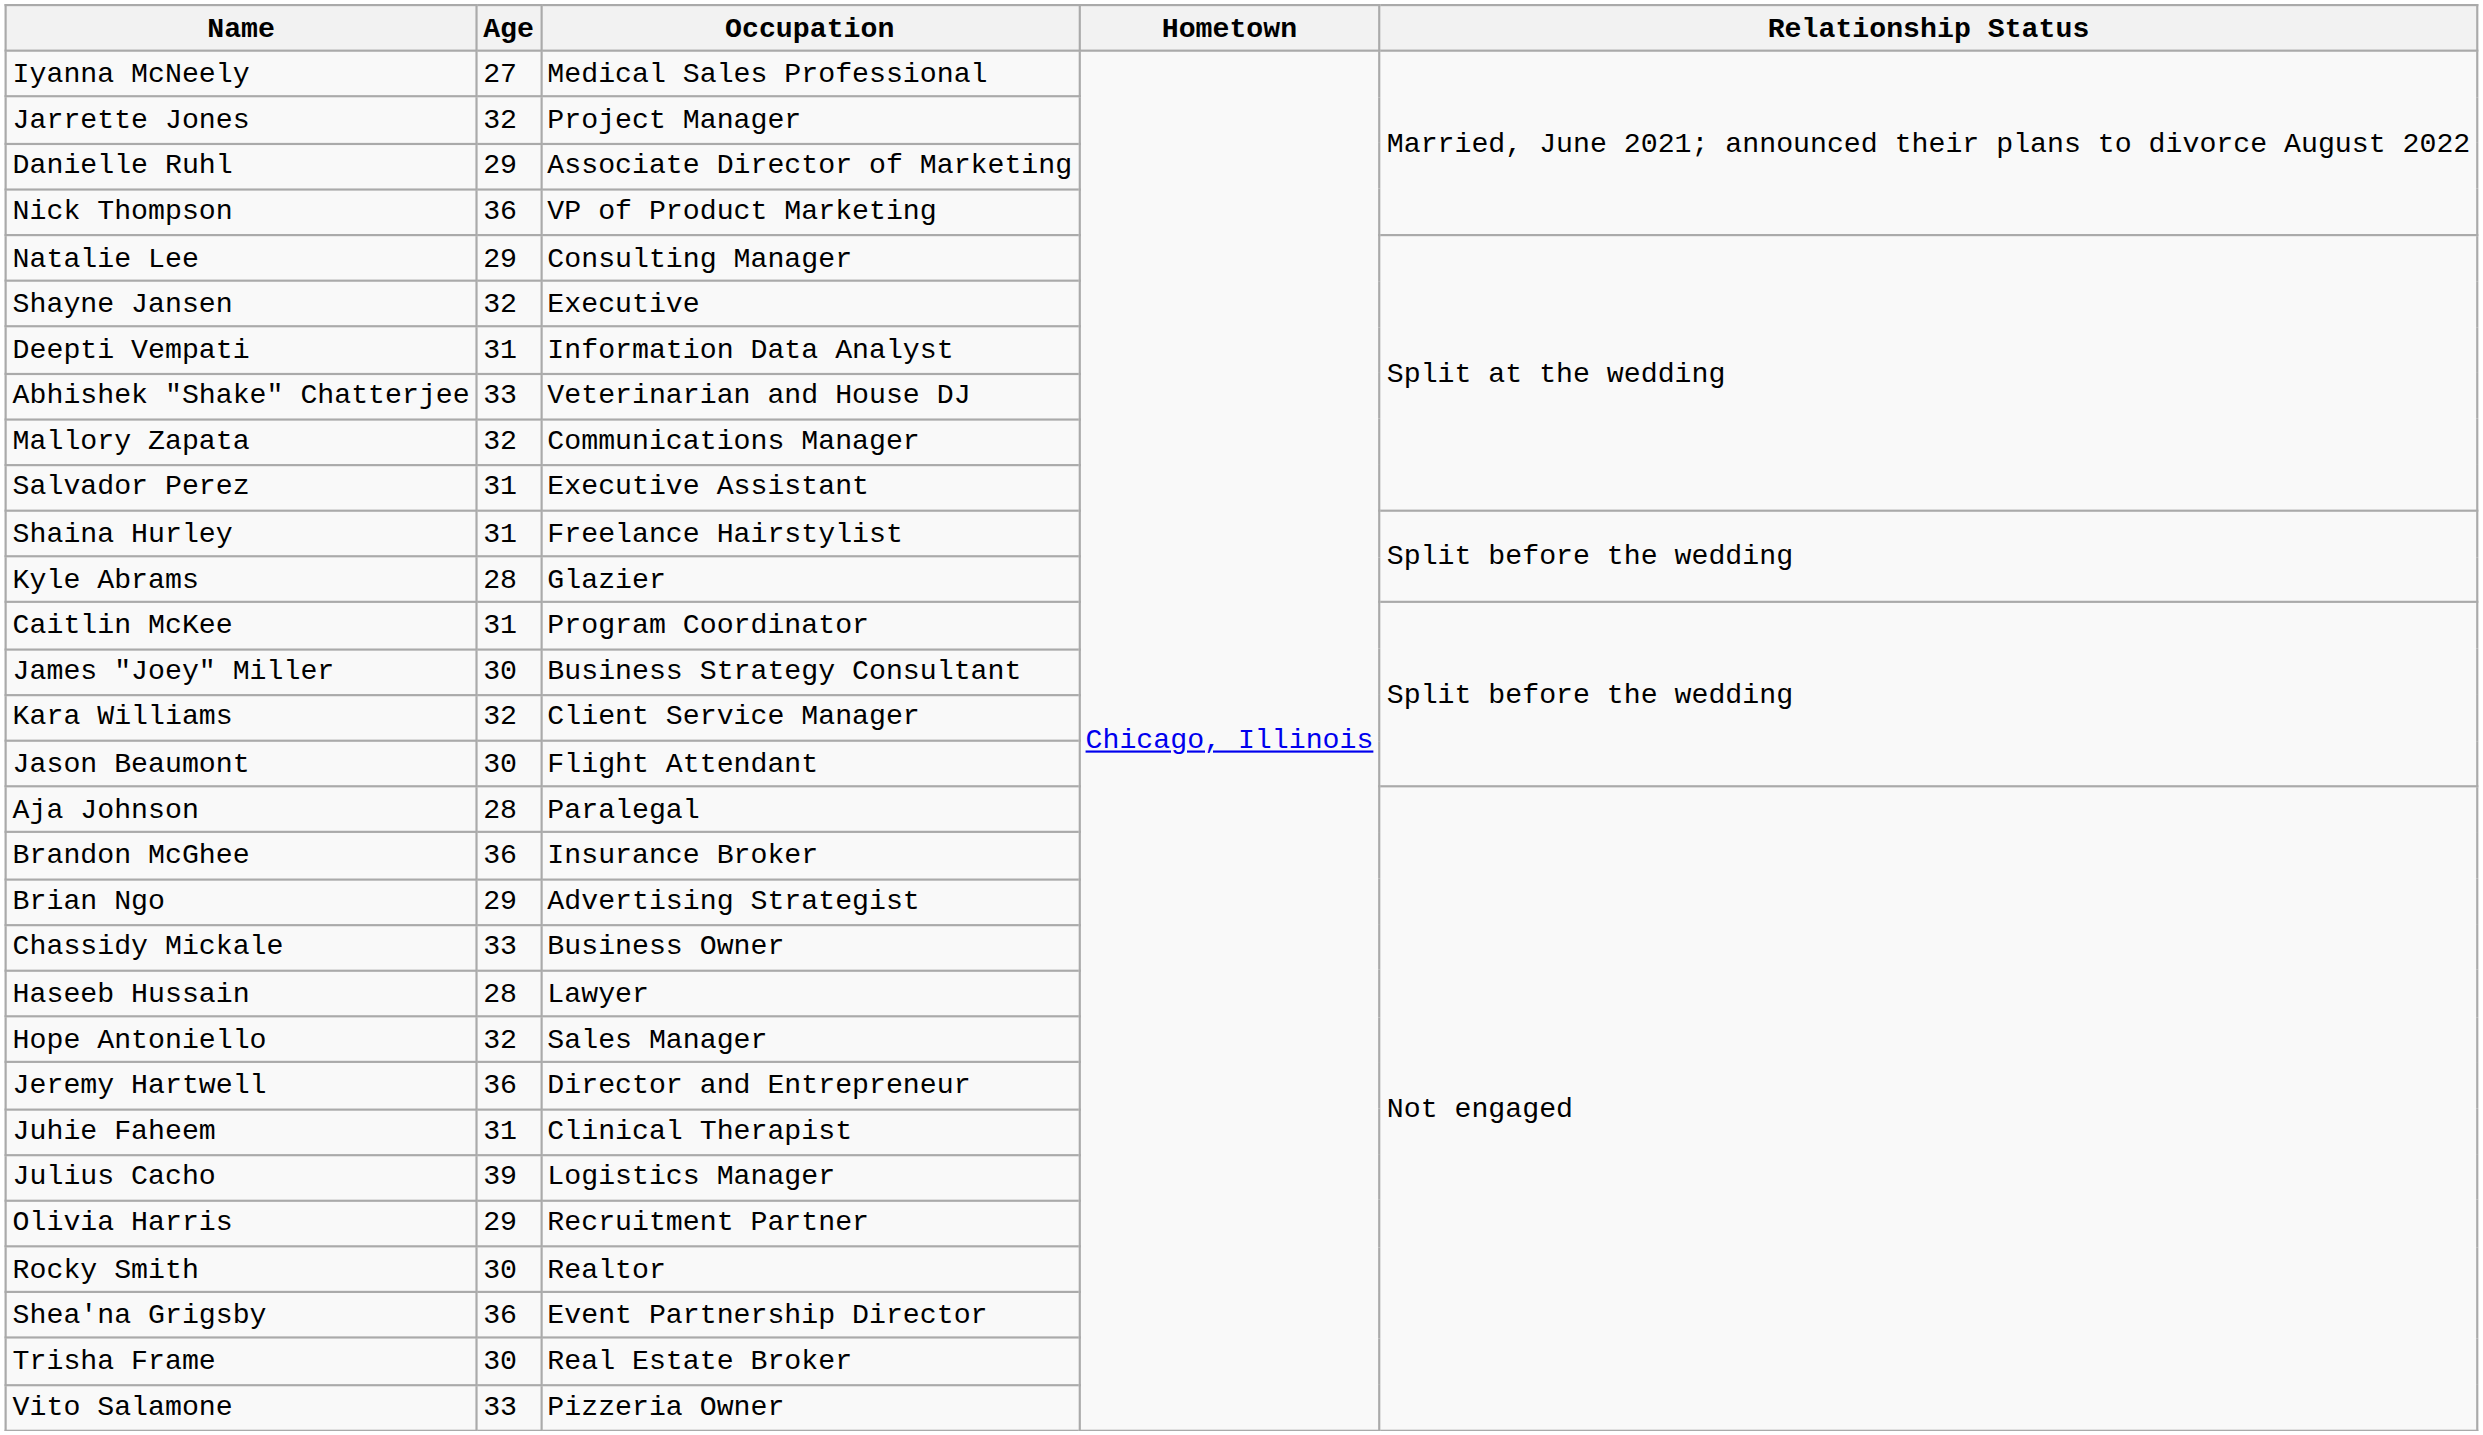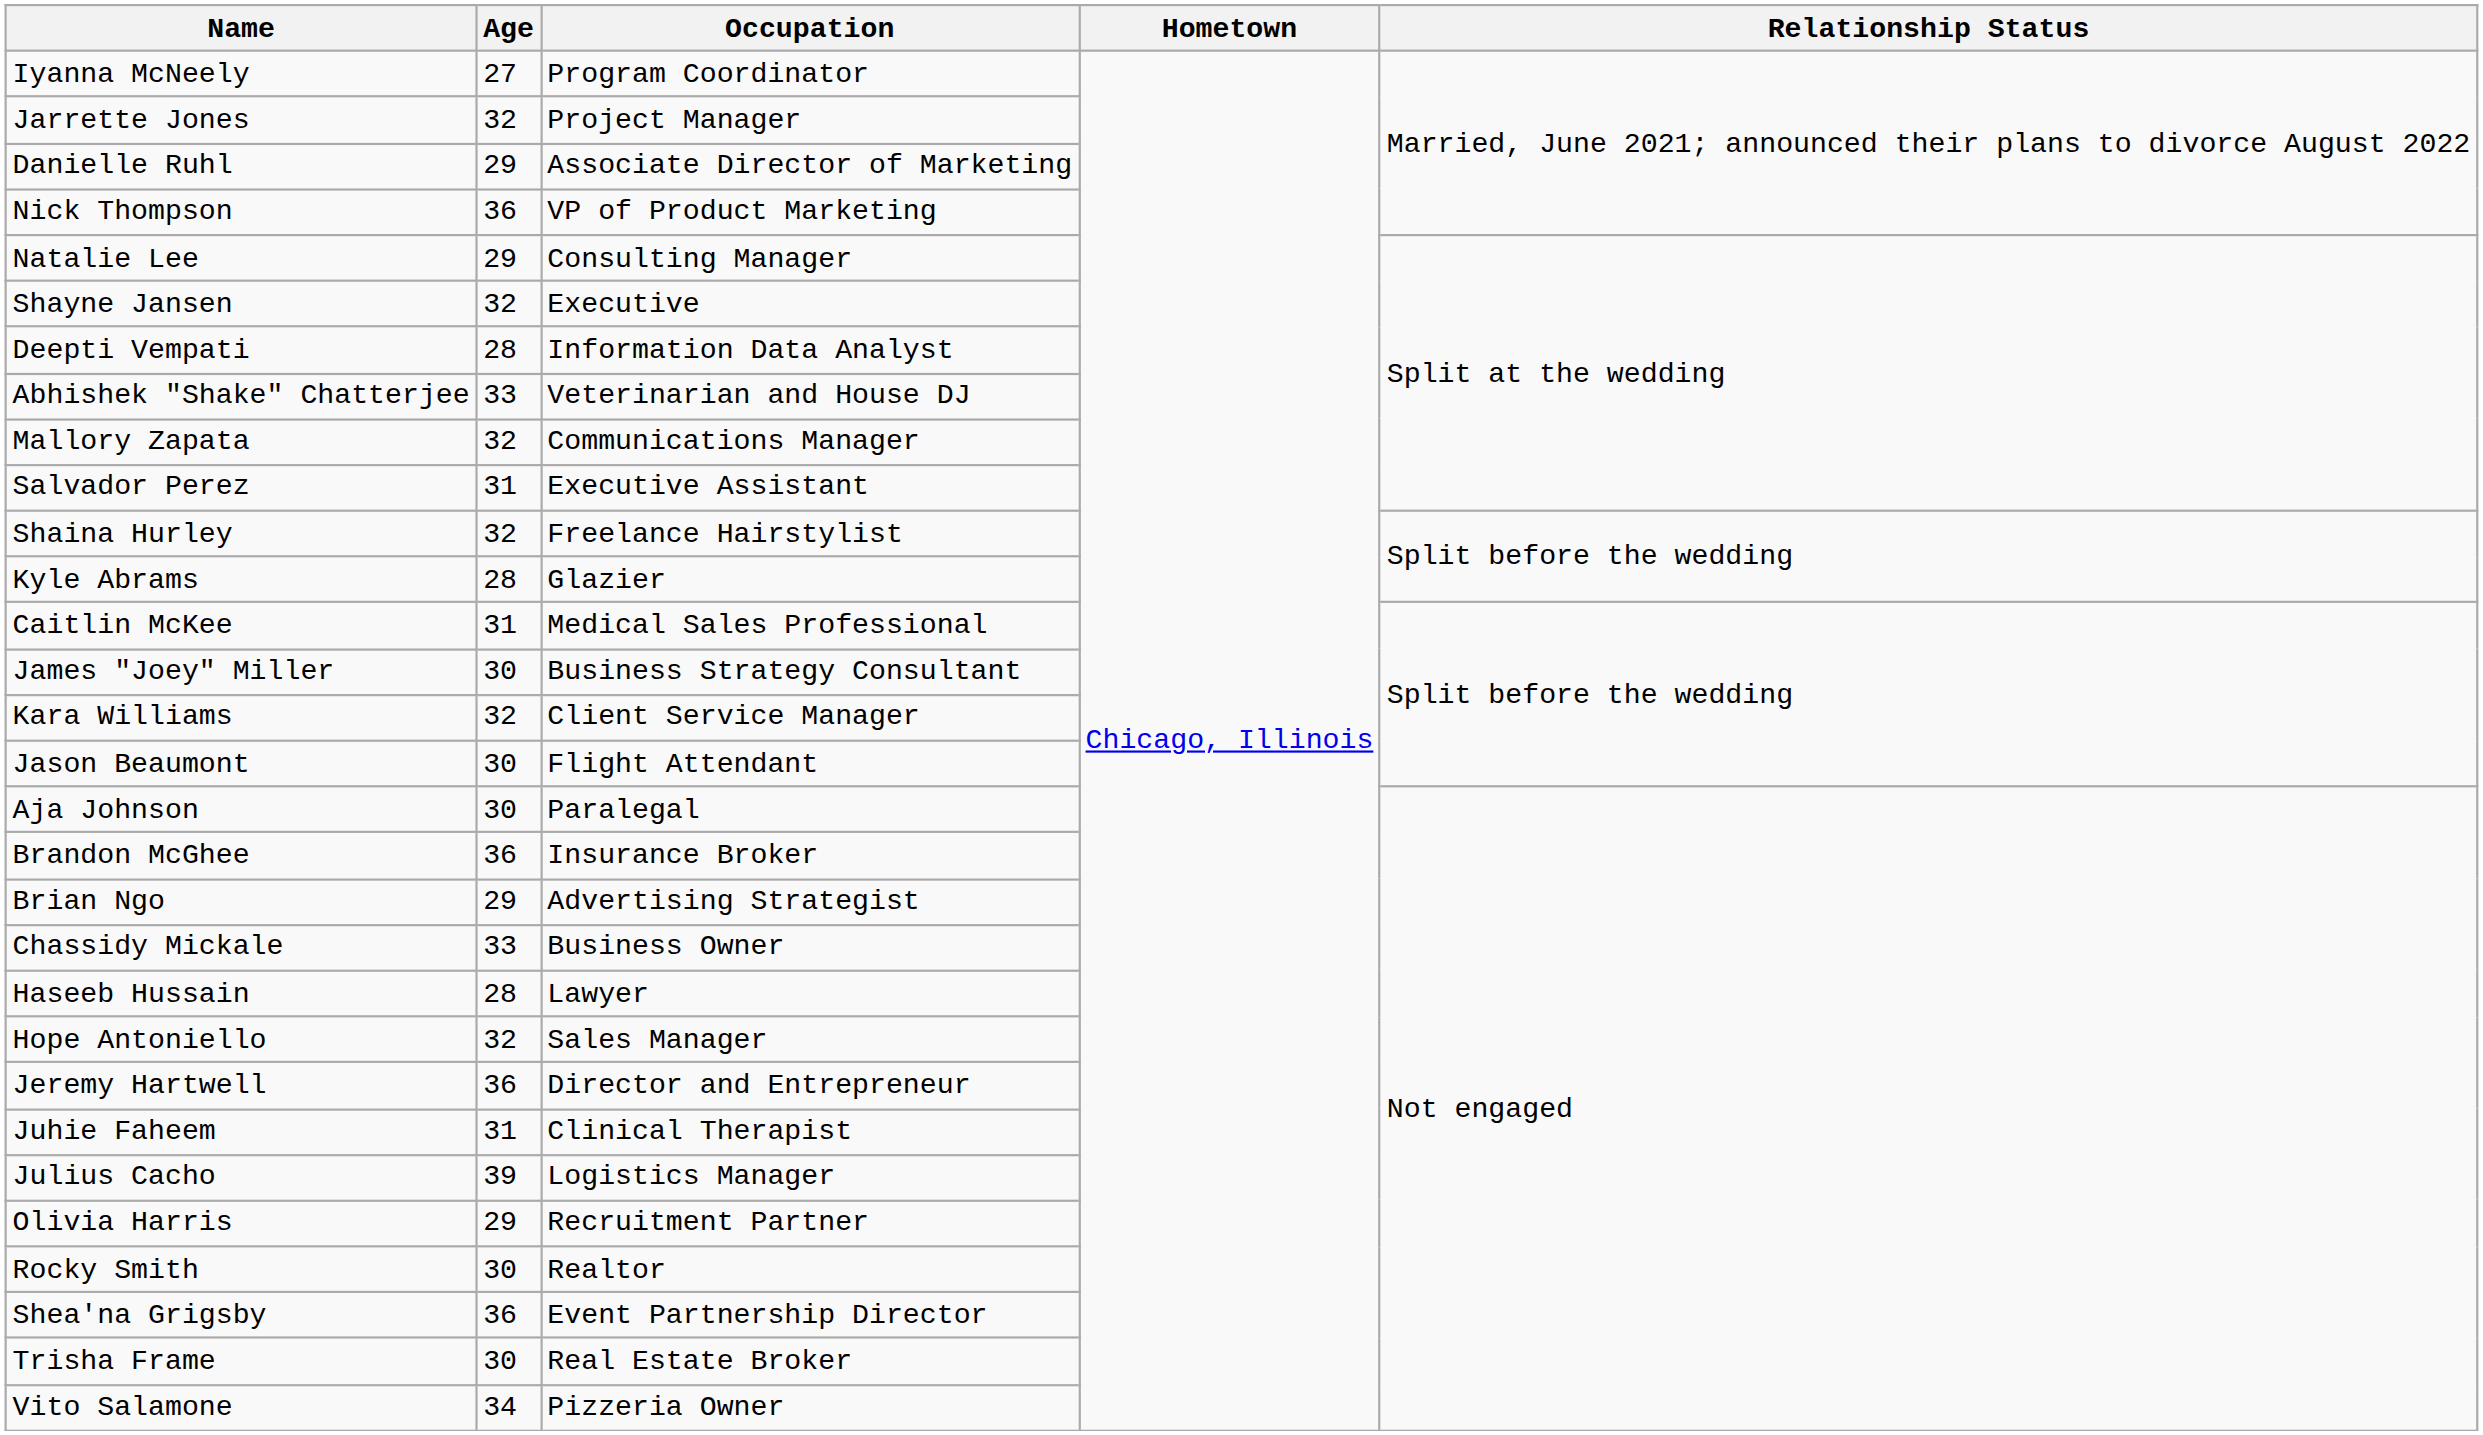(767, 74) Medical Sales Professional -> (708, 74) Program Coordinator
(500, 350) 31 -> (500, 350) 28
(500, 534) 31 -> (500, 534) 32
(708, 626) Program Coordinator -> (767, 626) Medical Sales Professional
(500, 810) 28 -> (500, 810) 30
(500, 1407) 33 -> (500, 1407) 34
